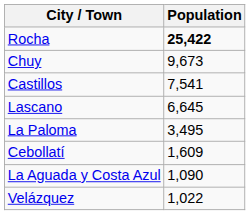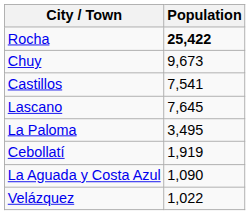(185, 107) 6,645 -> (185, 107) 7,645
(185, 152) 1,609 -> (185, 152) 1,919
